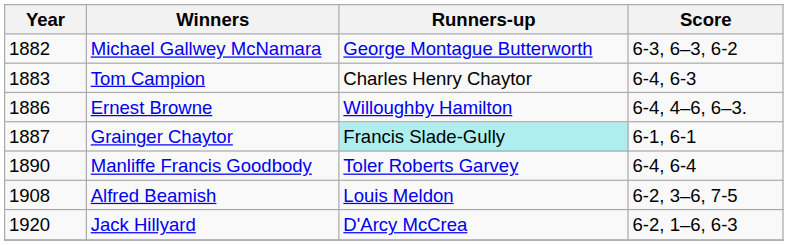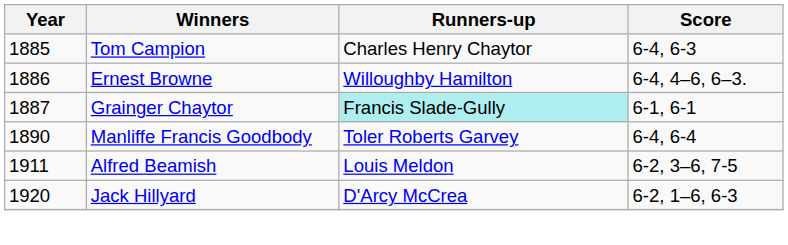- row: (206, 49)
(30, 78) 1883 -> (30, 49) 1885
(30, 196) 1908 -> (29, 166) 1911
